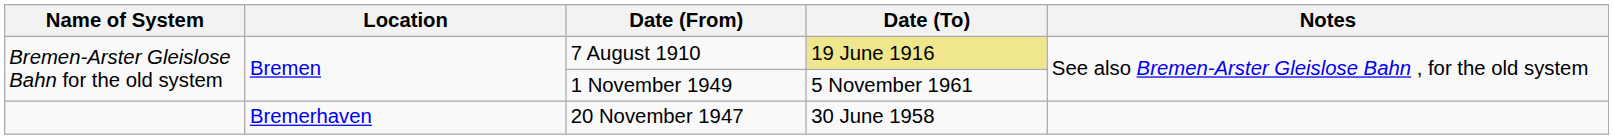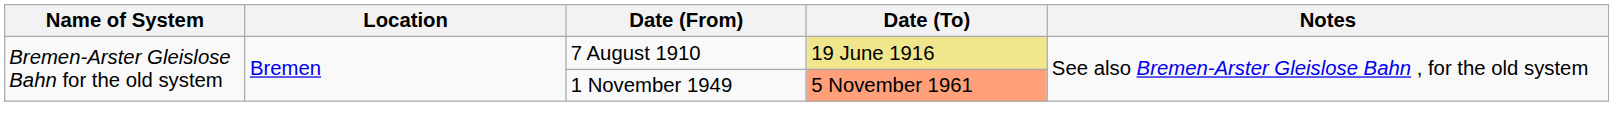(892, 85) no background -> (892, 85) lightsalmon background
- row: (657, 117)
